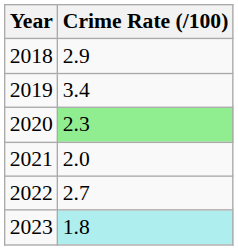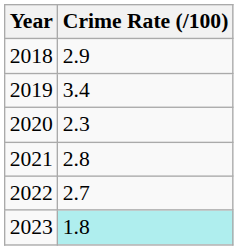(76, 124) lightgreen background -> (76, 124) no background
(76, 158) 2.0 -> (76, 158) 2.8
